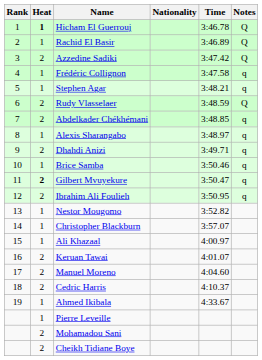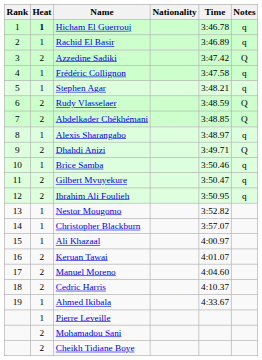(244, 27) Q -> (244, 27) q
(244, 42) Q -> (244, 42) q
(244, 119) q -> (244, 119) Q
(244, 149) q -> (244, 149) Q
(42, 180) bold -> (42, 180) normal
